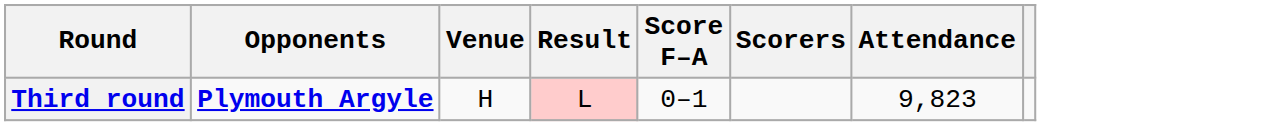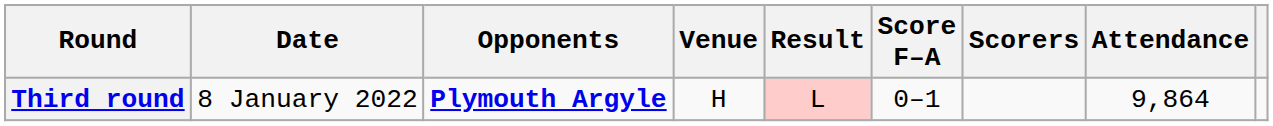+ column: (307, 42)
(937, 100) 9,823 -> (1170, 100) 9,864
